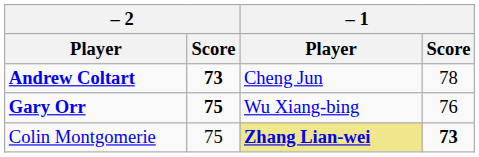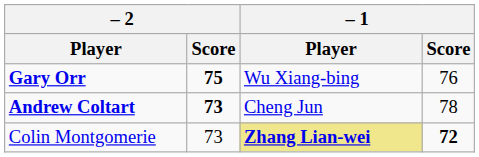rows swapped: (47, 107) <-> (72, 78)
(213, 136) 75 -> (213, 136) 73
(448, 136) 73 -> (448, 136) 72
